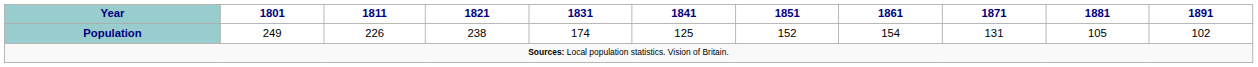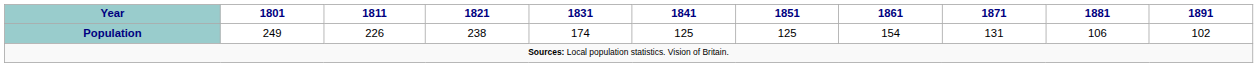(787, 33) 152 -> (787, 33) 125
(1097, 33) 105 -> (1097, 33) 106
